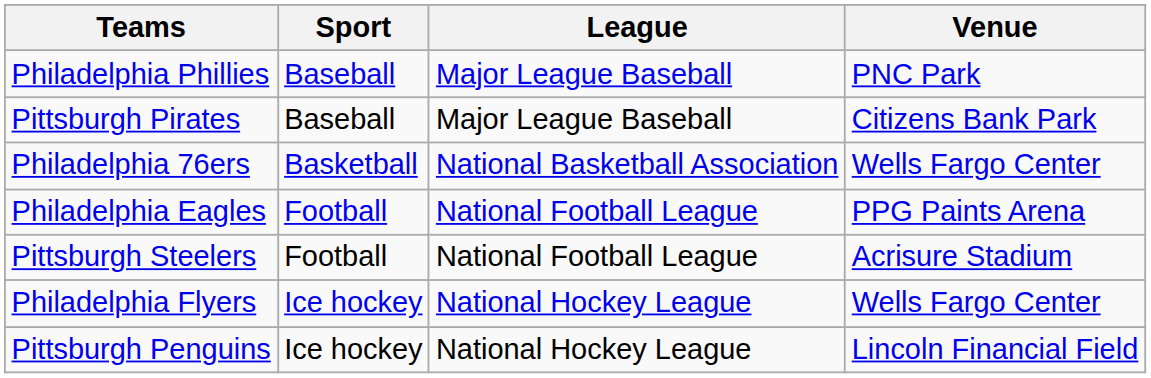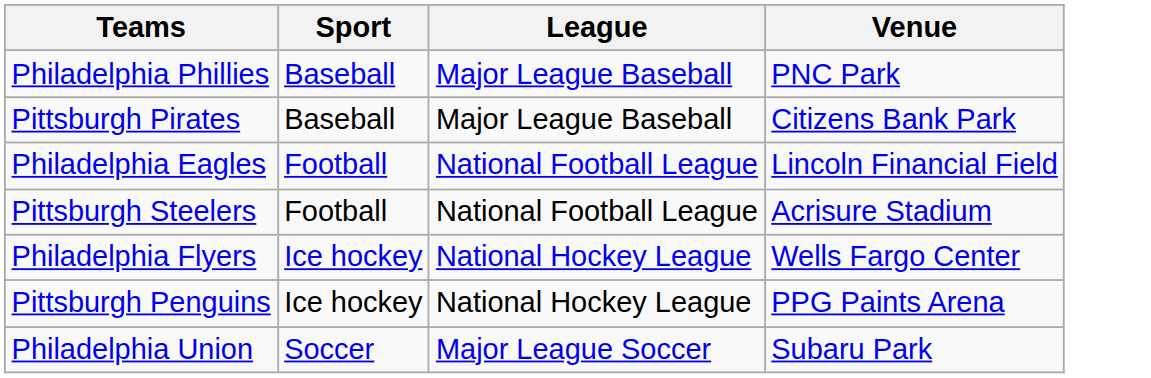- row: (131, 165)
(968, 211) PPG Paints Arena -> (915, 165) Lincoln Financial Field
(995, 348) Lincoln Financial Field -> (888, 303) PPG Paints Arena
+ row: (132, 348)
